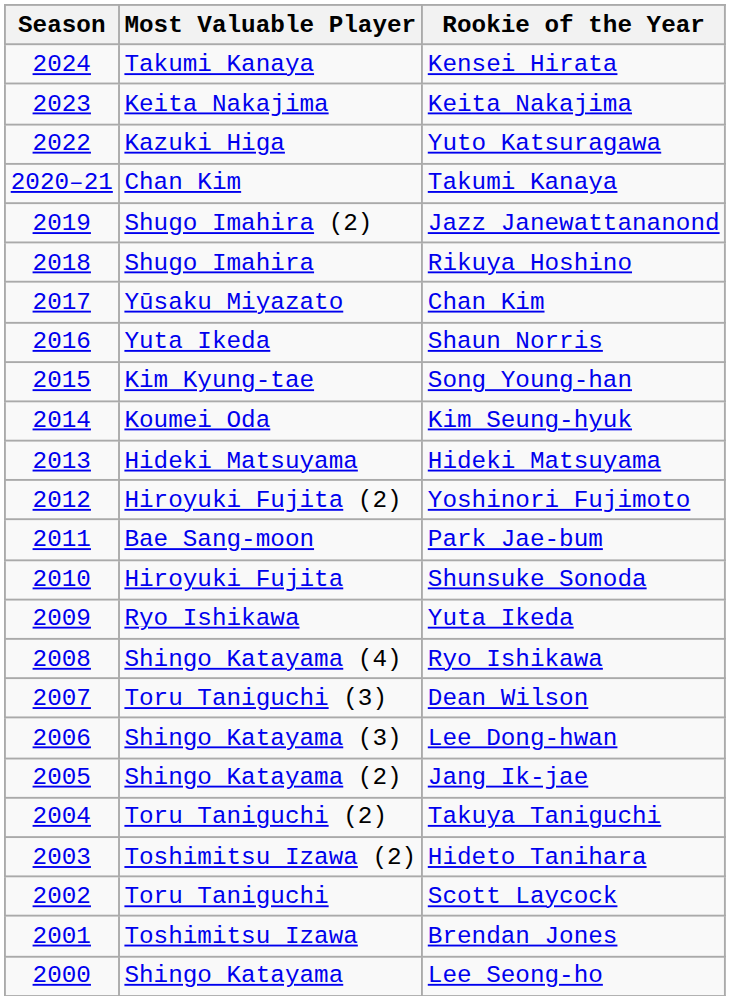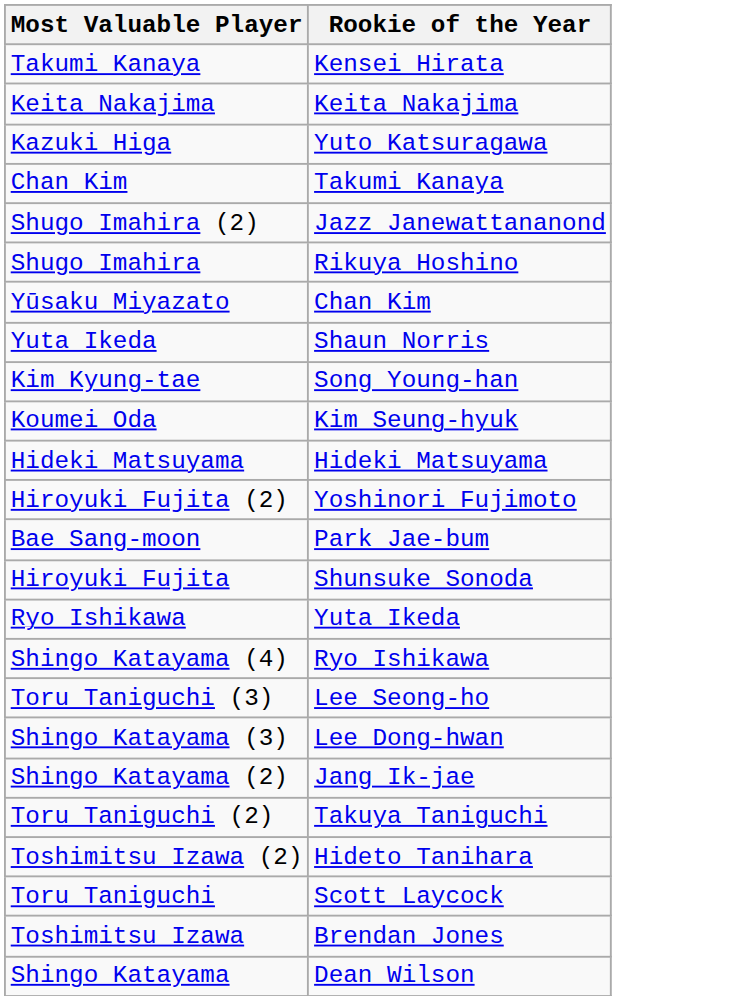- column: (62, 25)
(508, 698) Dean Wilson -> (402, 698) Lee Seong-ho
(515, 976) Lee Seong-ho -> (394, 976) Dean Wilson
